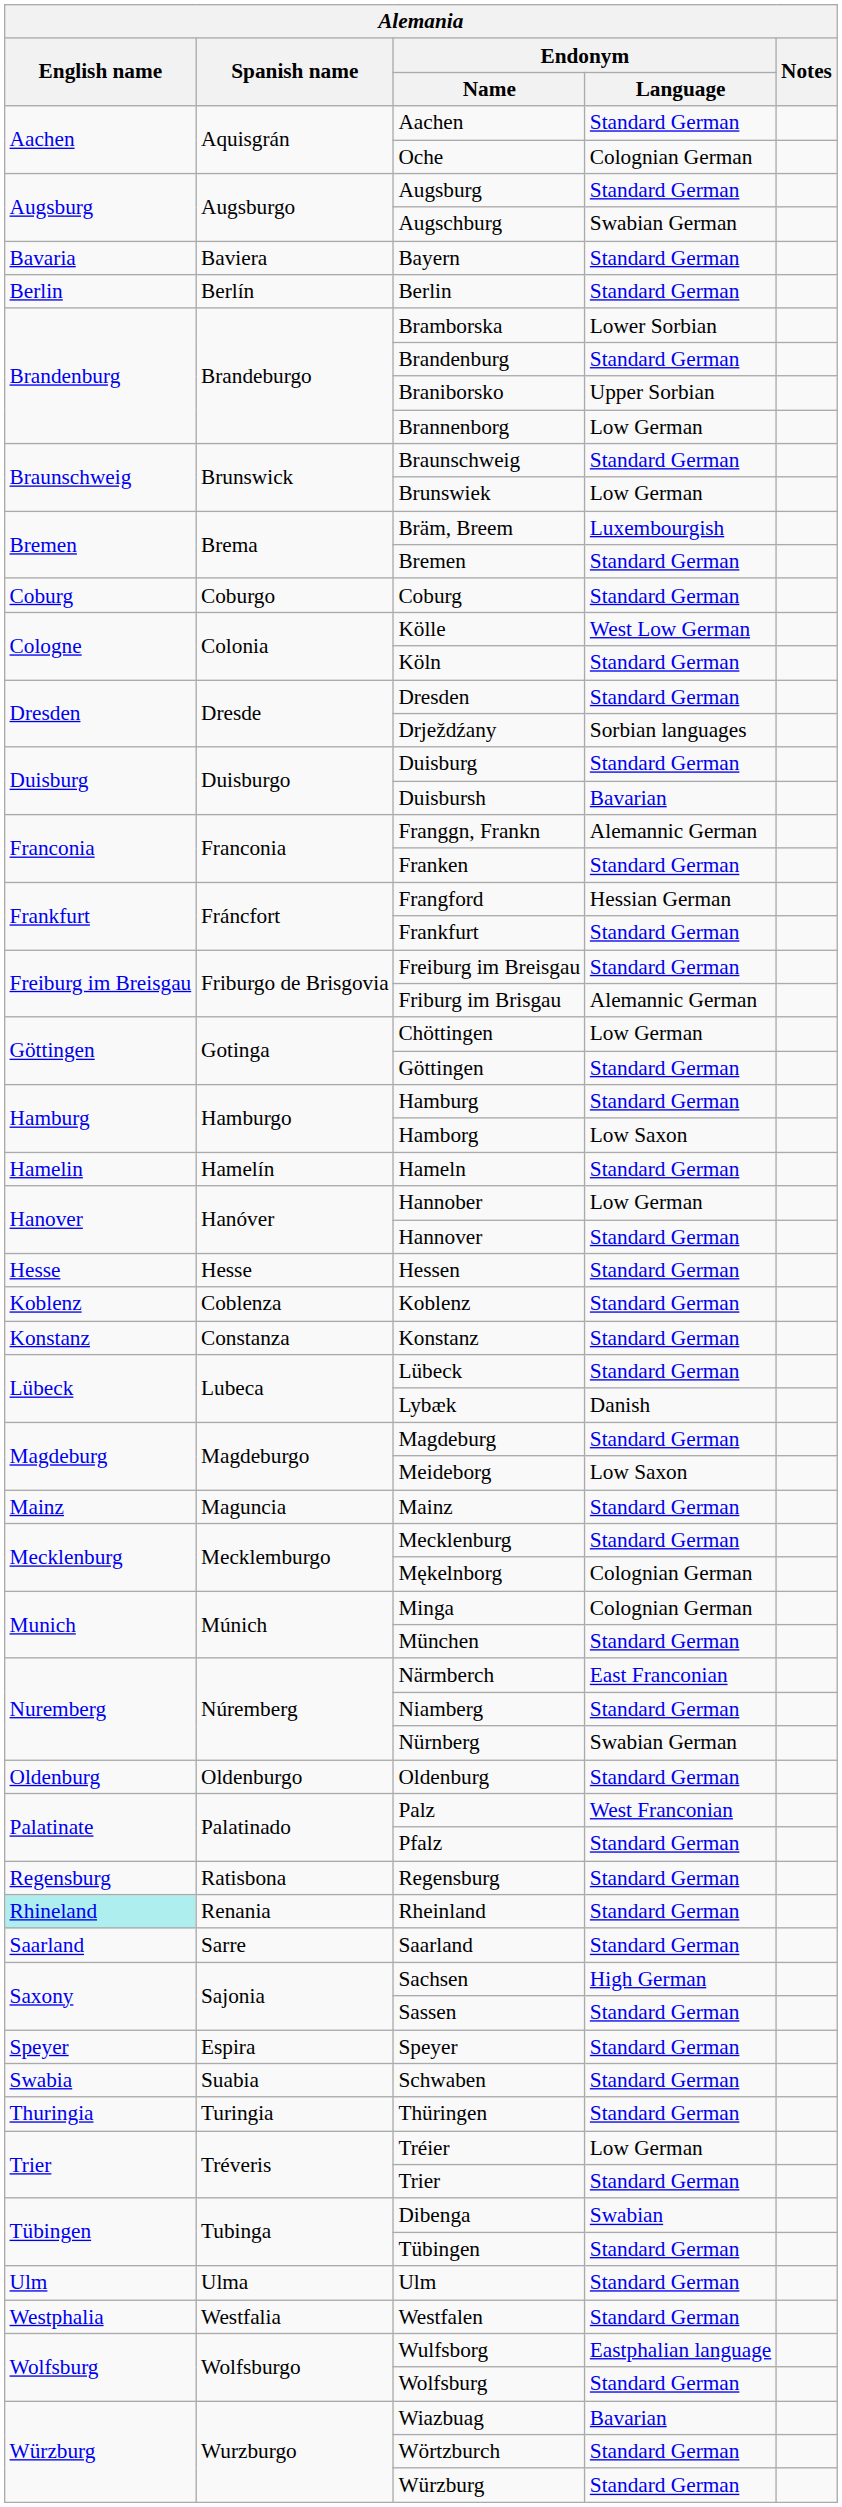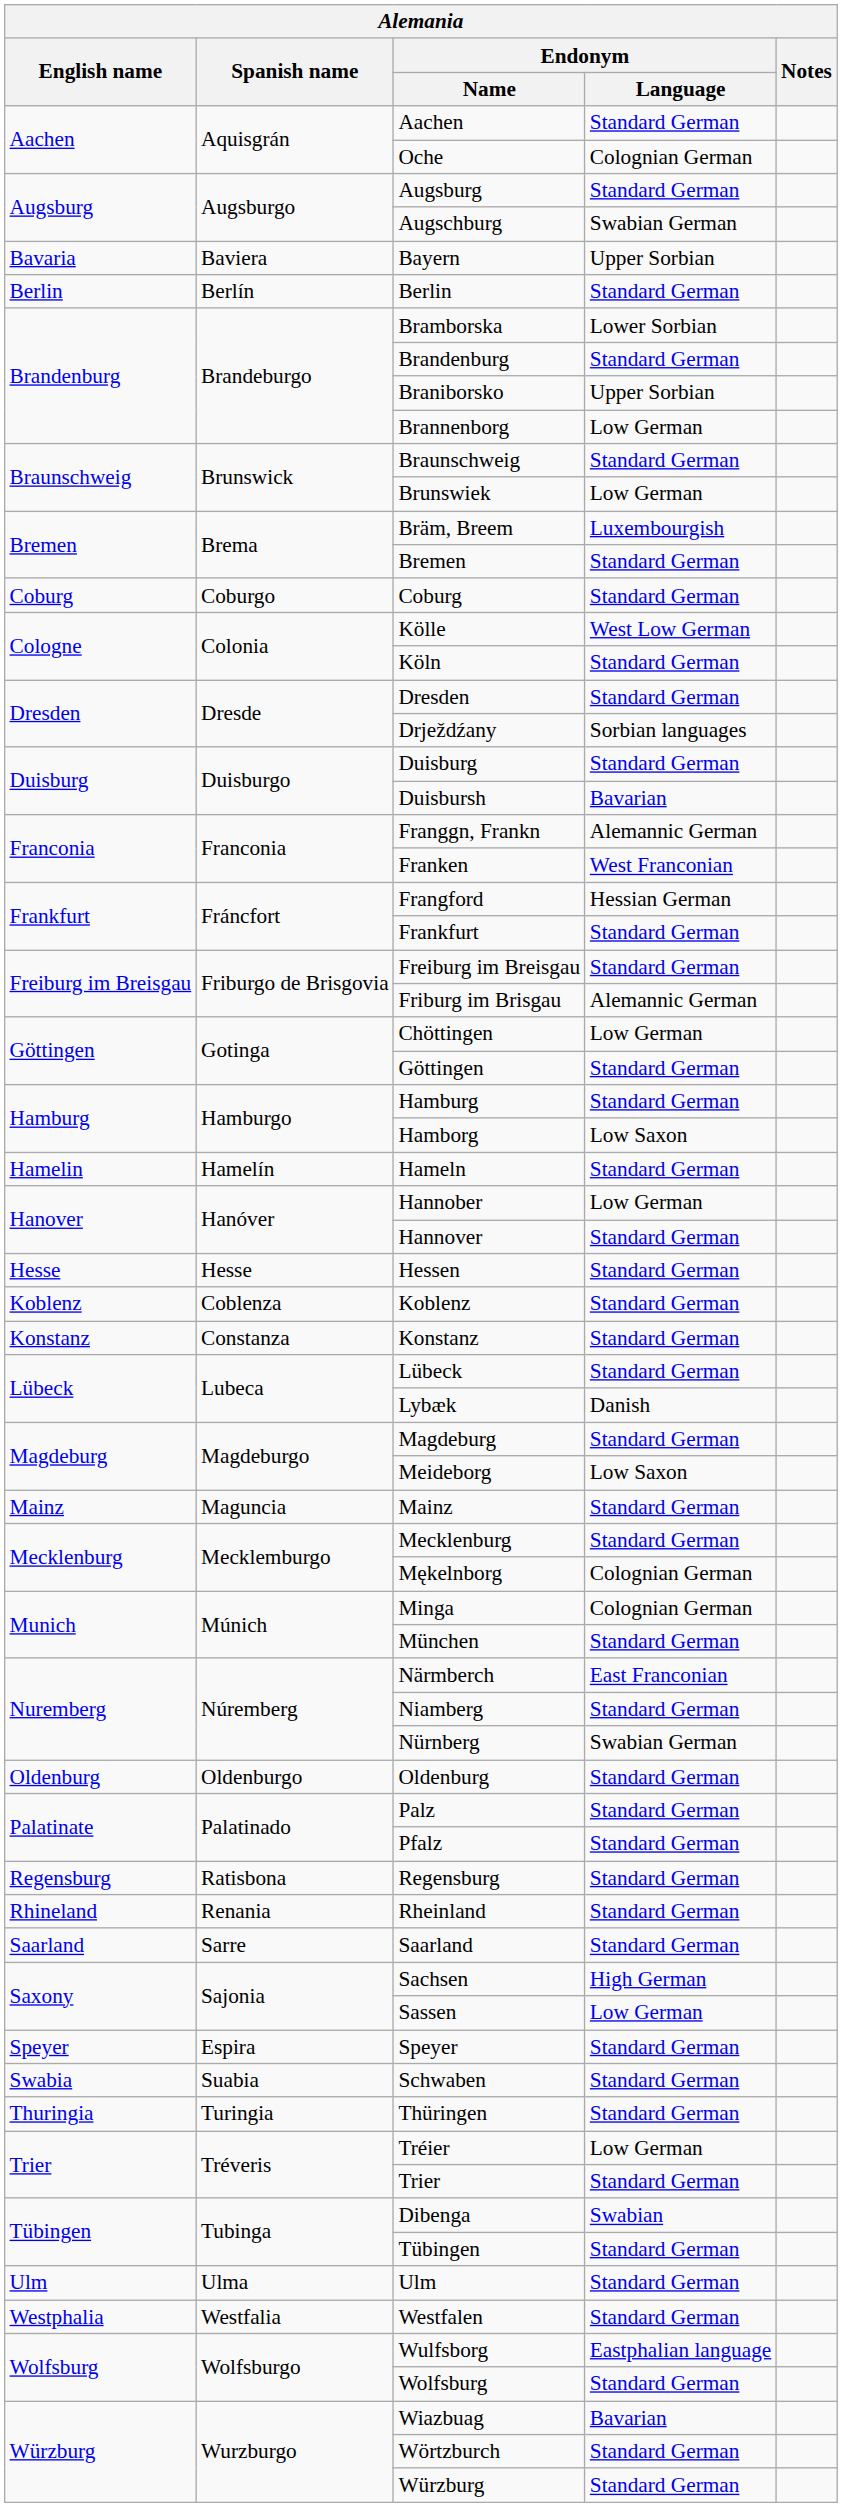(665, 257) Standard German -> (652, 257) Upper Sorbian
(665, 865) Standard German -> (661, 865) West Franconian
(661, 1810) West Franconian -> (665, 1810) Standard German
(53, 1911) paleturquoise background -> (53, 1911) no background
(665, 2012) Standard German -> (646, 2012) Low German
